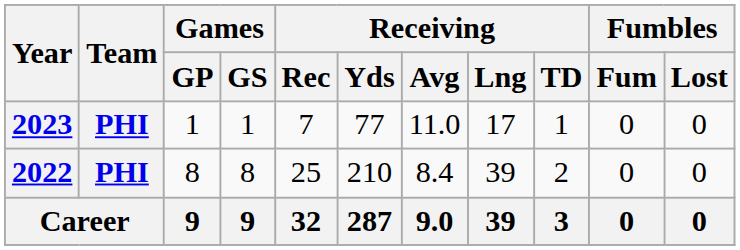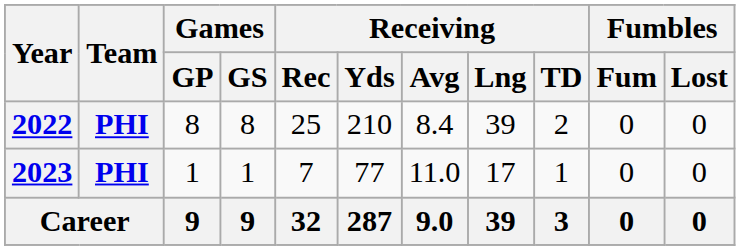rows swapped: (42, 172) <-> (42, 124)
